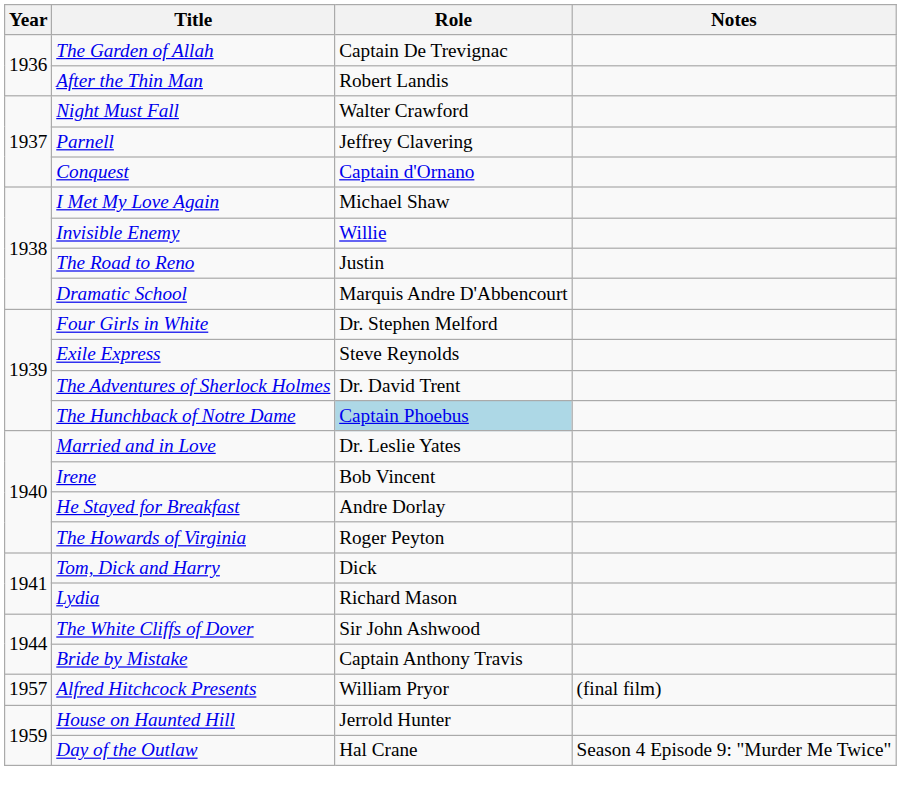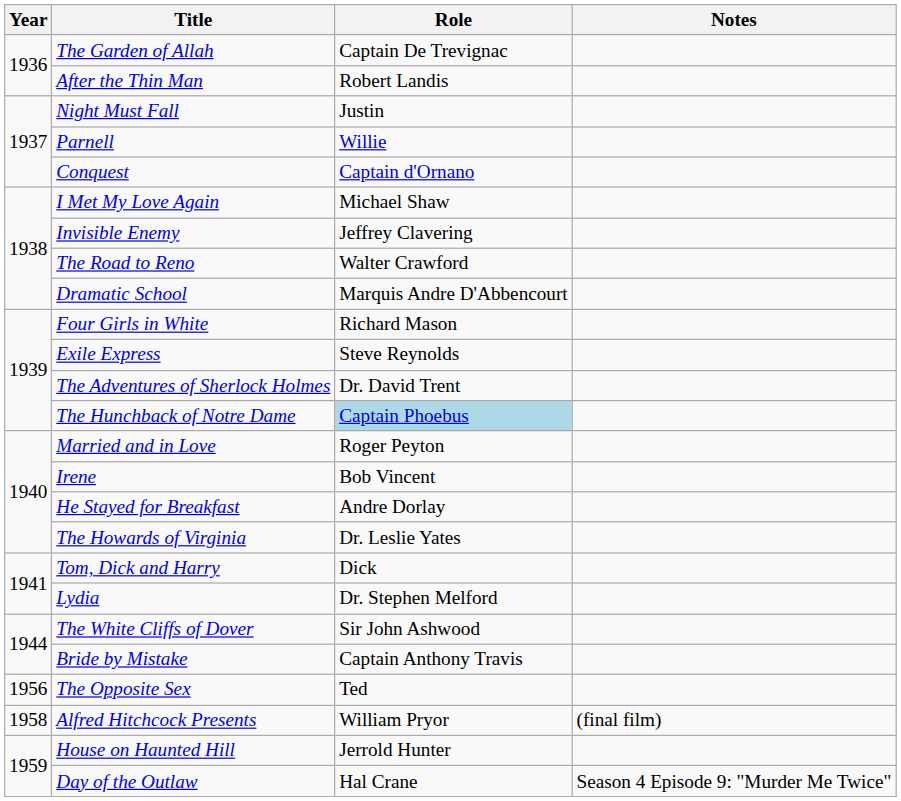(404, 111) Walter Crawford -> (362, 111) Justin
(406, 141) Jeffrey Clavering -> (363, 141) Willie
(363, 232) Willie -> (406, 232) Jeffrey Clavering
(362, 263) Justin -> (404, 263) Walter Crawford
(418, 324) Dr. Stephen Melford -> (398, 324) Richard Mason
(400, 446) Dr. Leslie Yates -> (392, 446) Roger Peyton
(392, 537) Roger Peyton -> (400, 537) Dr. Leslie Yates
(398, 598) Richard Mason -> (418, 598) Dr. Stephen Melford
+ row: (123, 689)
(28, 689) 1957 -> (28, 720) 1958
